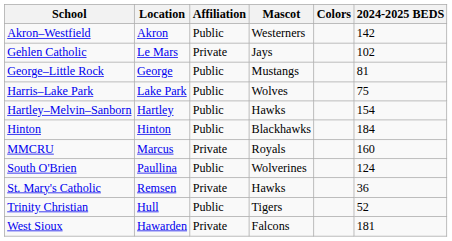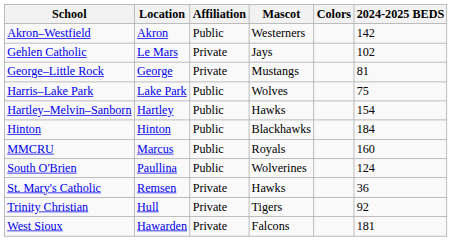(208, 71) Public -> (210, 71) Private
(210, 149) Private -> (208, 149) Public
(208, 206) Public -> (210, 206) Private
(363, 206) 52 -> (363, 206) 92
